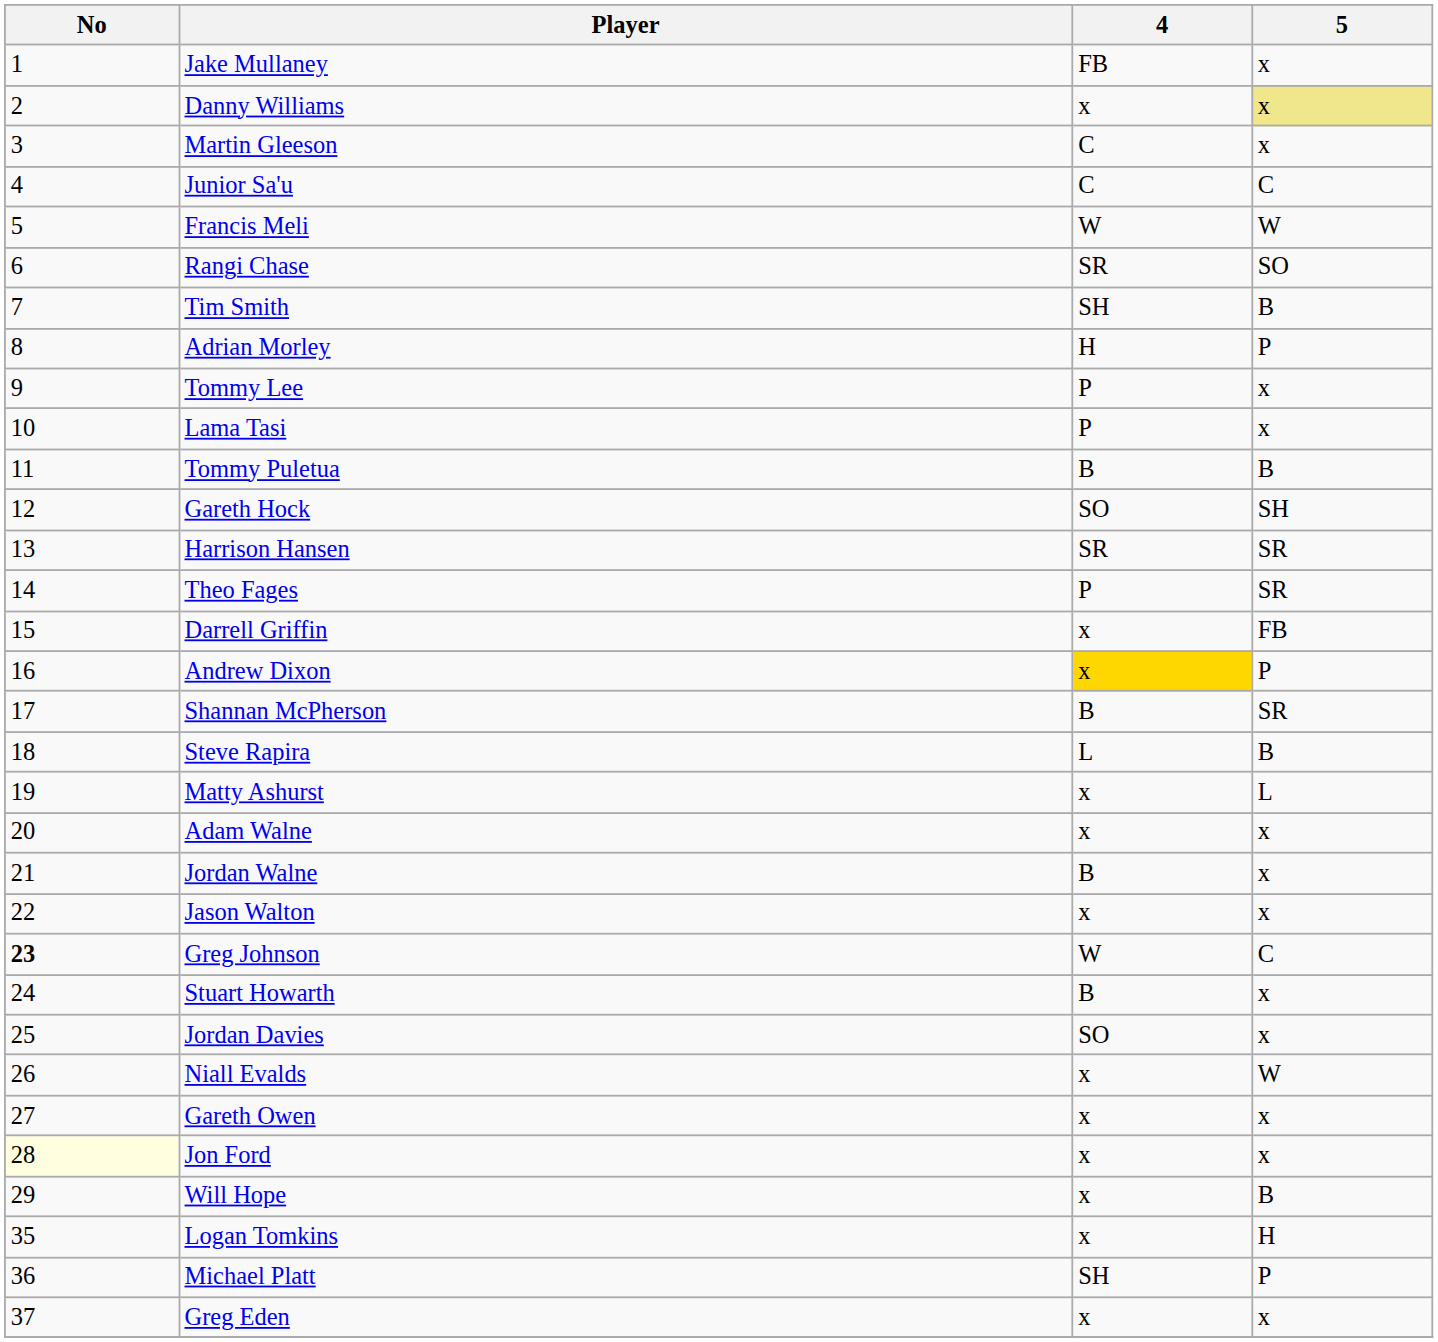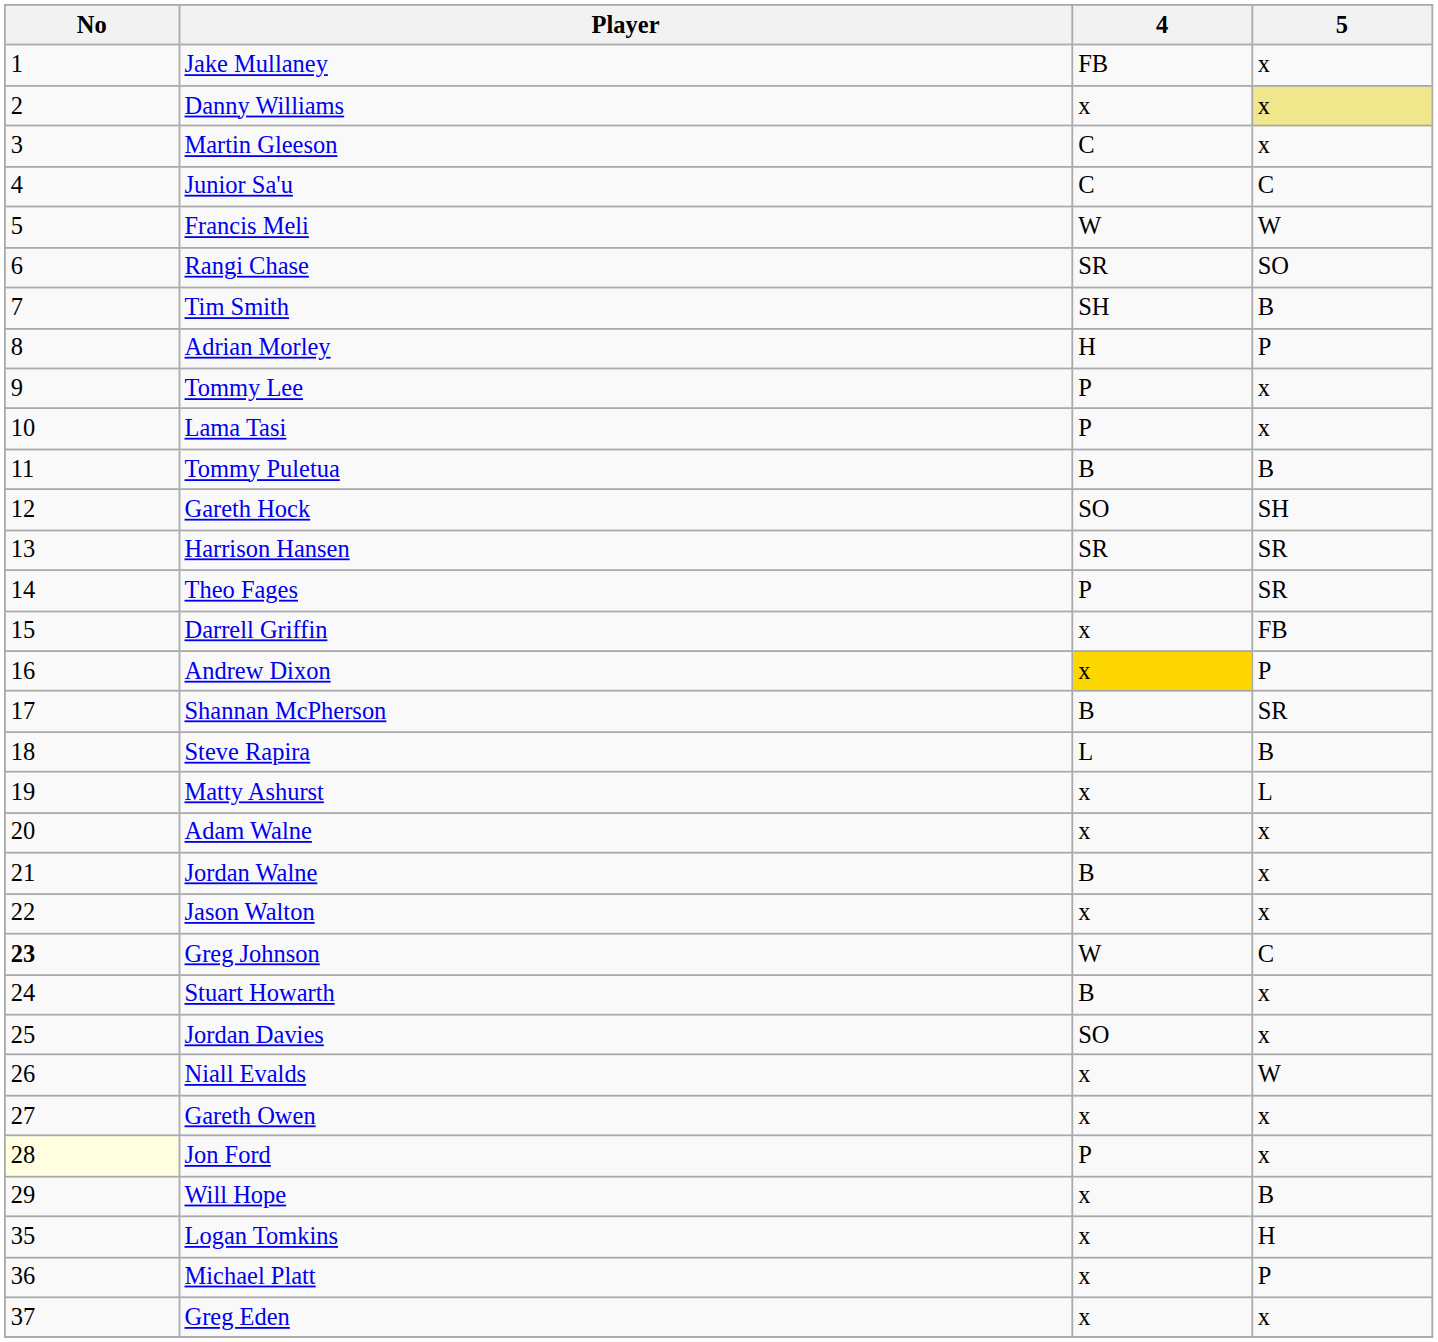(1084, 1155) x -> (1085, 1155) P
(1094, 1276) SH -> (1084, 1276) x
